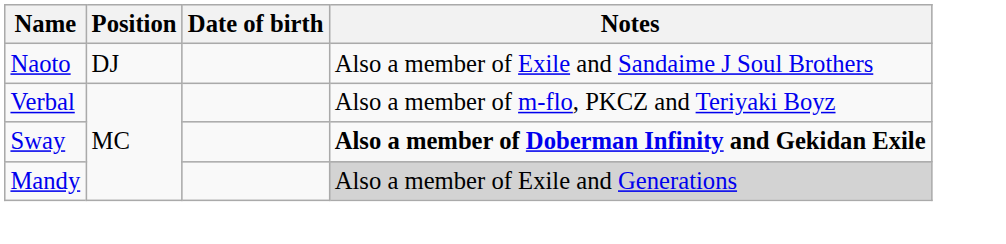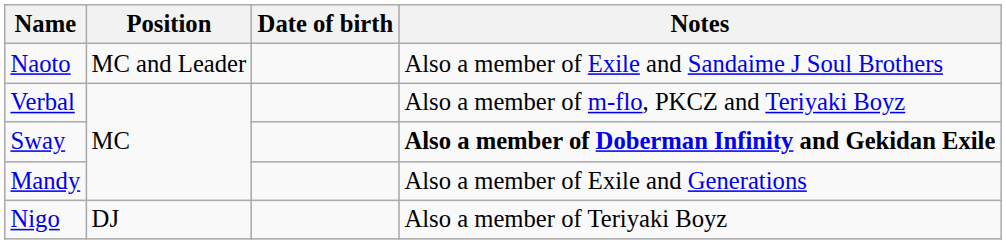(105, 63) DJ -> (169, 63) MC and Leader
(536, 180) lightgrey background -> (606, 180) no background
+ row: (35, 219)
